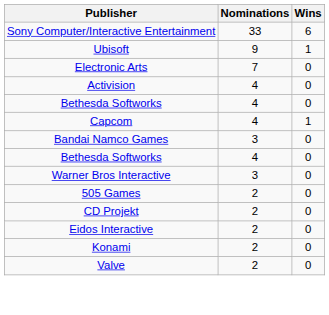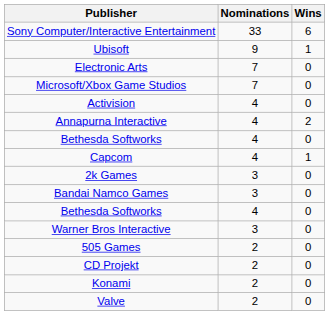+ row: (111, 85)
+ row: (111, 121)
+ row: (111, 175)
- row: (111, 229)
